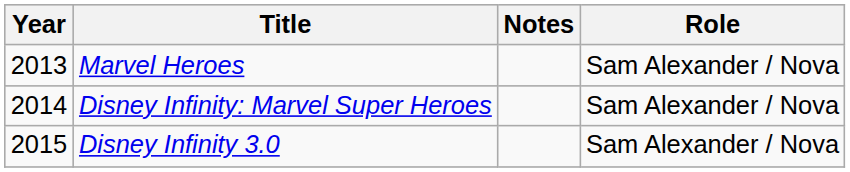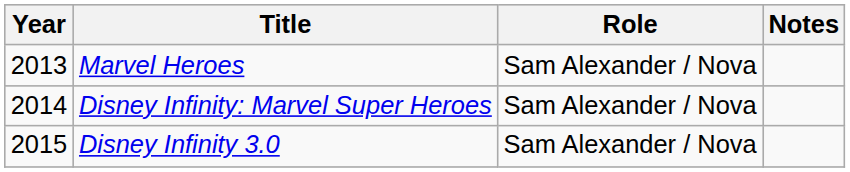columns swapped: (713, 24) <-> (539, 24)
